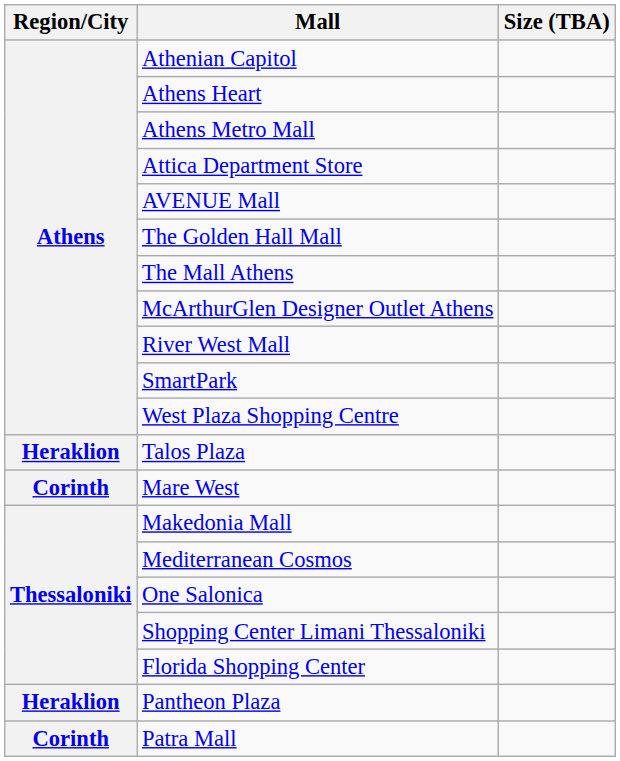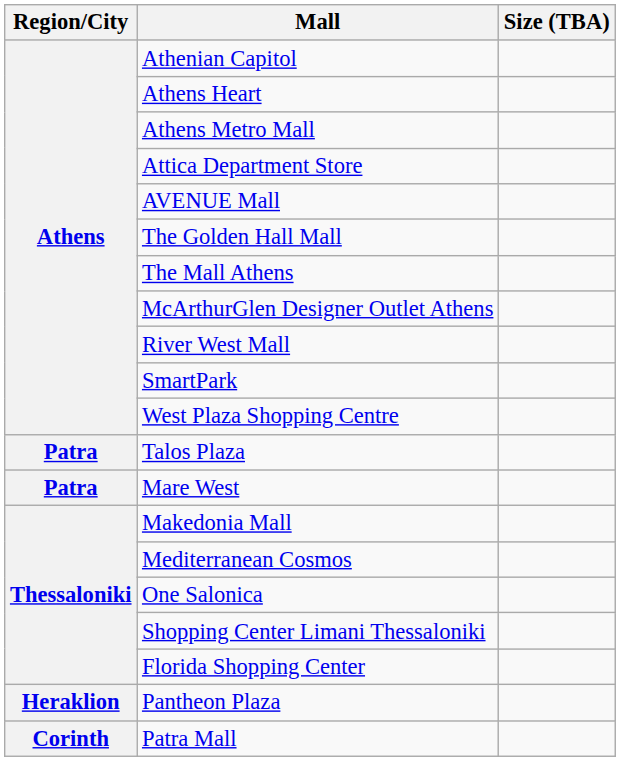(71, 451) Heraklion -> (71, 451) Patra
(71, 487) Corinth -> (71, 487) Patra
